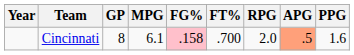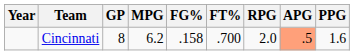(155, 38) 6.1 -> (155, 38) 6.2
(191, 38) pink background -> (191, 38) no background
